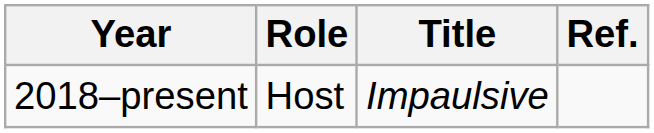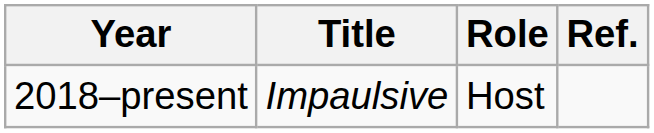columns swapped: (457, 34) <-> (307, 34)
